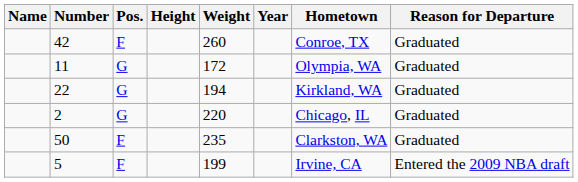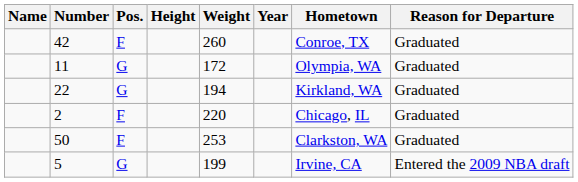(122, 115) G -> (121, 115) F
(214, 139) 235 -> (214, 139) 253
(121, 164) F -> (122, 164) G
